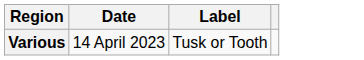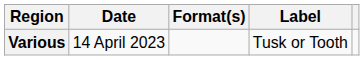+ column: (209, 17)
